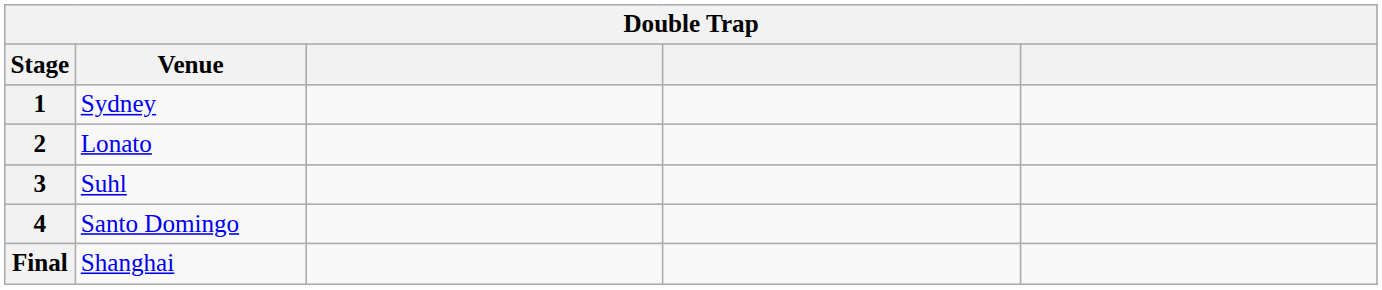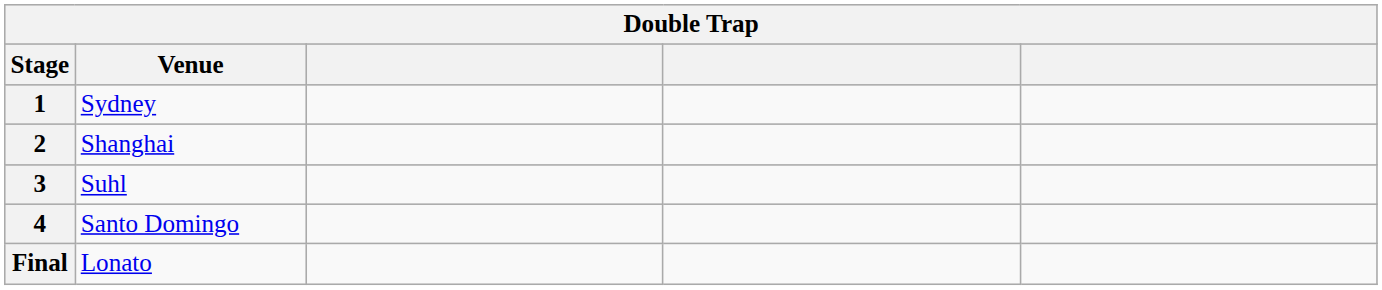(116, 143) Lonato -> (128, 143) Shanghai
(128, 263) Shanghai -> (116, 263) Lonato
